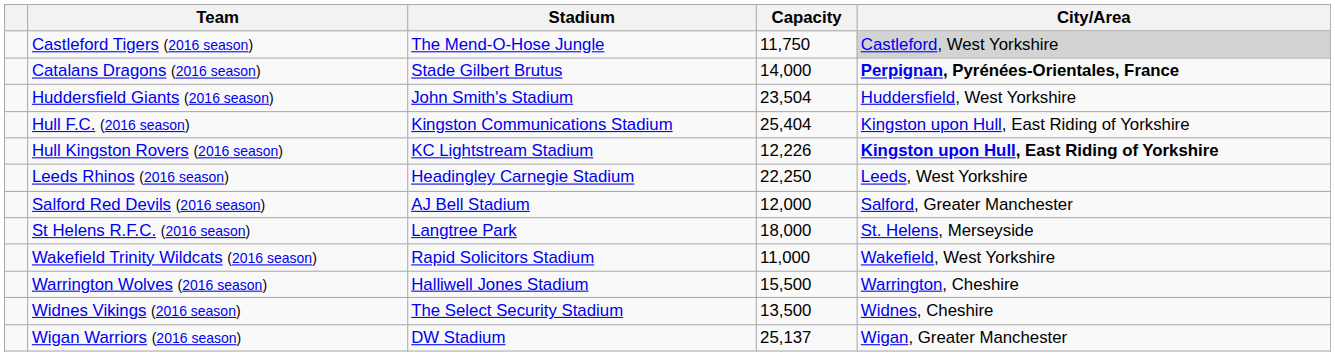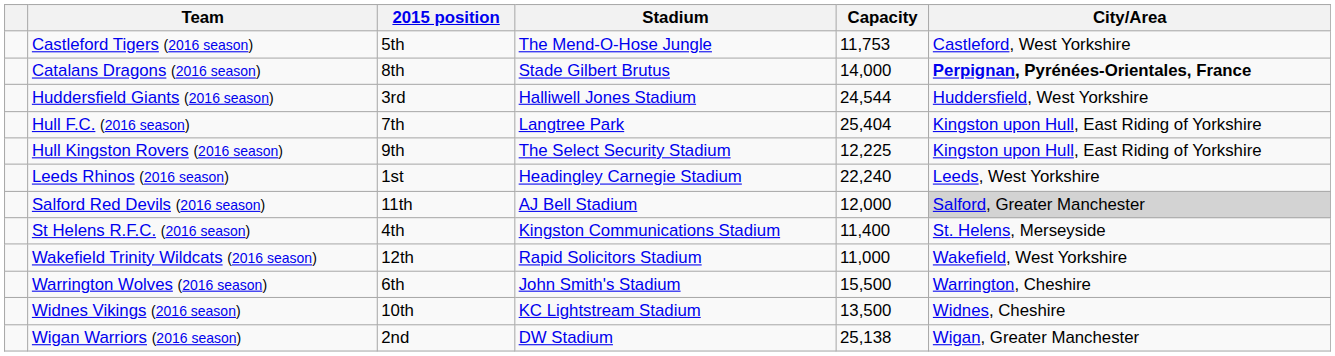+ column: (446, 17)
(785, 44) 11,750 -> (865, 44) 11,753
(960, 44) lightgrey background -> (1032, 44) no background
(492, 97) John Smith's Stadium -> (607, 97) Halliwell Jones Stadium
(786, 97) 23,504 -> (866, 97) 24,544
(542, 124) Kingston Communications Stadium -> (571, 124) Langtree Park
(502, 151) KC Lightstream Stadium -> (625, 151) The Select Security Stadium
(786, 151) 12,226 -> (866, 151) 12,225
(1040, 151) bold -> (1097, 151) normal
(786, 177) 22,250 -> (866, 177) 22,240
(967, 204) no background -> (1039, 204) lightgrey background
(464, 230) Langtree Park -> (649, 230) Kingston Communications Stadium
(786, 230) 18,000 -> (865, 230) 11,400
(500, 284) Halliwell Jones Stadium -> (600, 284) John Smith's Stadium
(517, 310) The Select Security Stadium -> (610, 310) KC Lightstream Stadium
(786, 337) 25,137 -> (866, 337) 25,138
